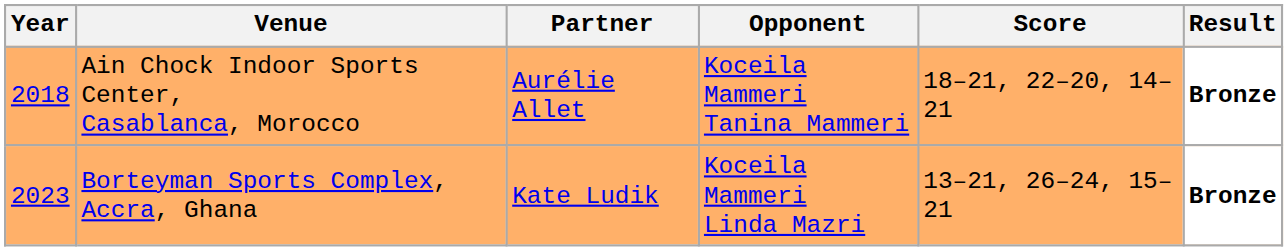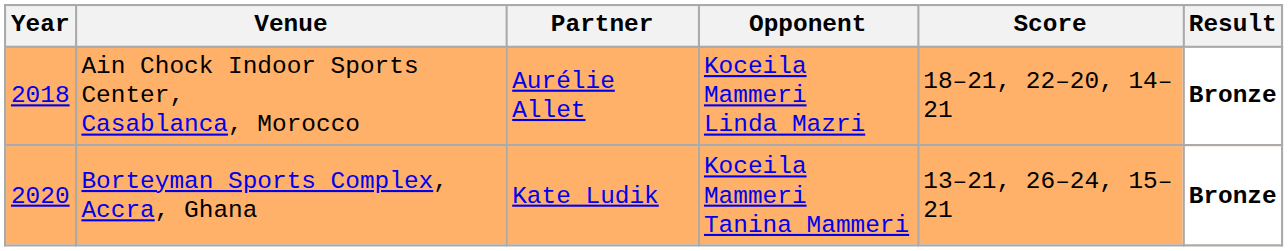(807, 96) Koceila Mammeri Tanina Mammeri -> (785, 96) Koceila Mammeri Linda Mazri
(40, 195) 2023 -> (40, 195) 2020
(785, 195) Koceila Mammeri Linda Mazri -> (807, 195) Koceila Mammeri Tanina Mammeri
